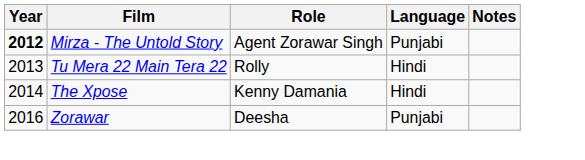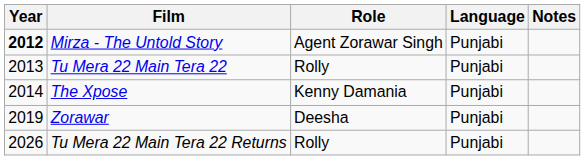(408, 67) Hindi -> (476, 67) Punjabi
(408, 92) Hindi -> (476, 92) Punjabi
(26, 117) 2016 -> (26, 117) 2019
+ row: (169, 142)
